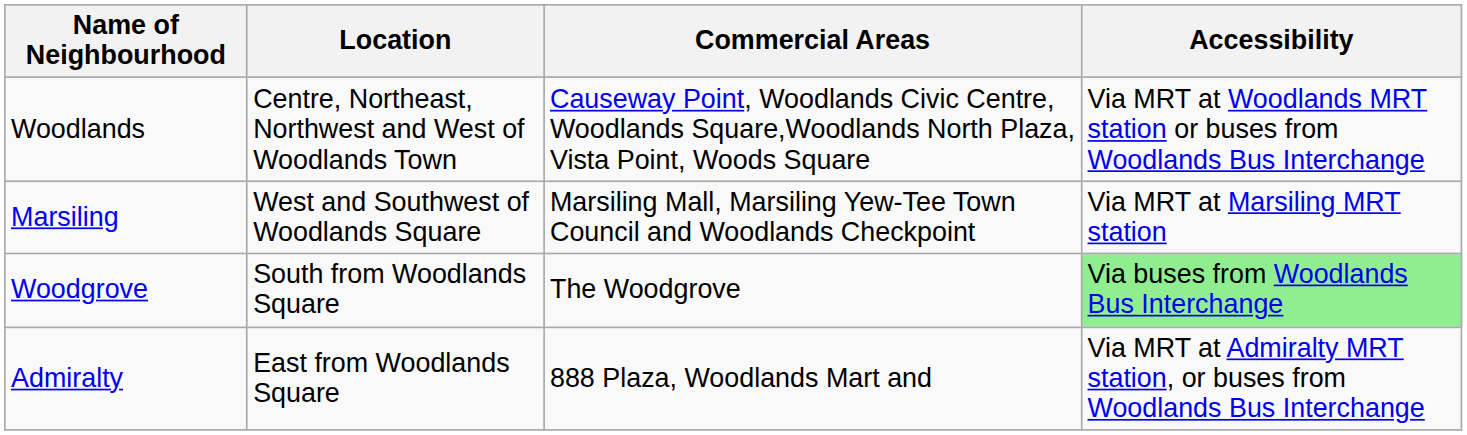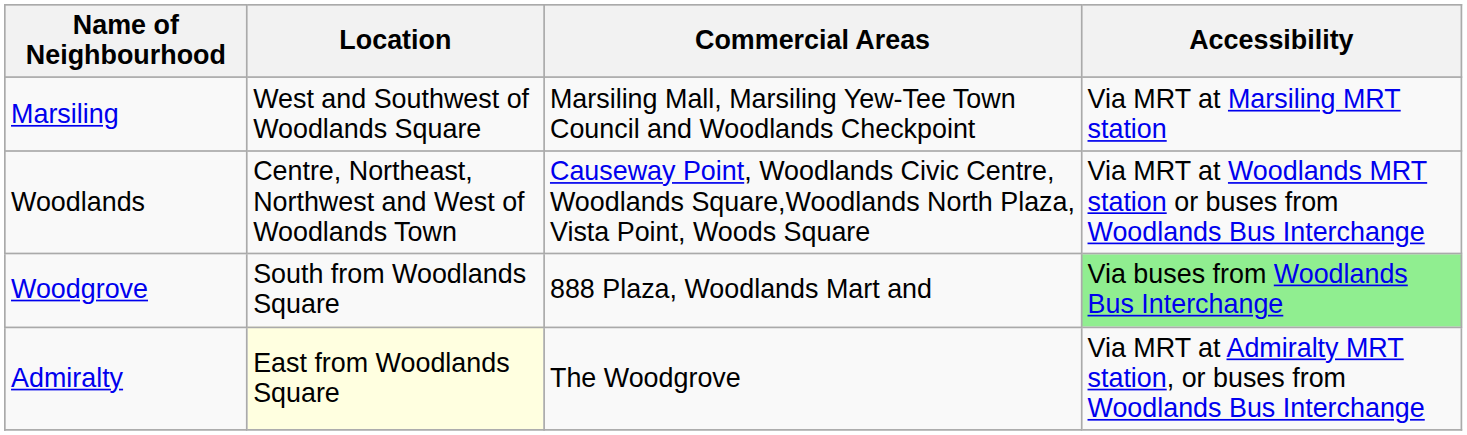rows swapped: (78, 128) <-> (65, 216)
(645, 289) The Woodgrove -> (741, 289) 888 Plaza, Woodlands Mart and
(381, 377) no background -> (381, 377) lightyellow background
(741, 377) 888 Plaza, Woodlands Mart and -> (645, 377) The Woodgrove
